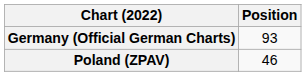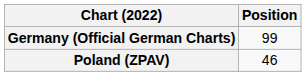(270, 37) 93 -> (270, 37) 99
